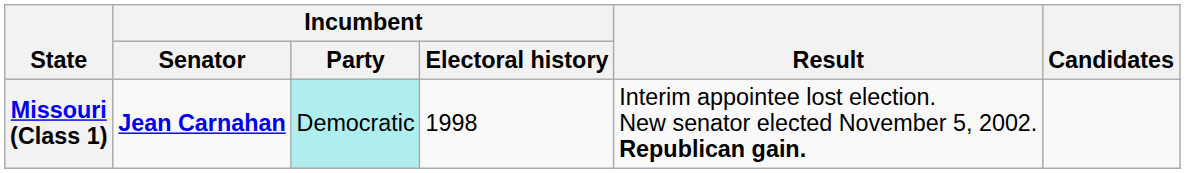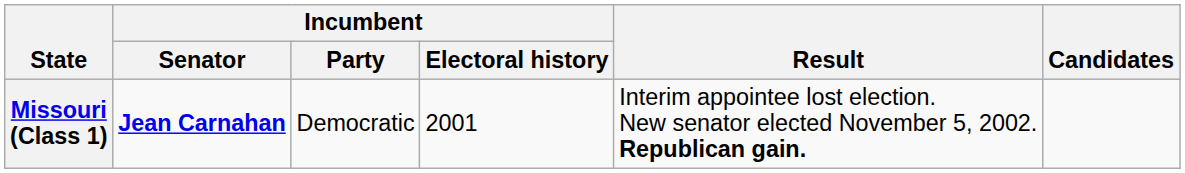(356, 123) paleturquoise background -> (356, 123) no background
(451, 123) 1998 -> (451, 123) 2001
